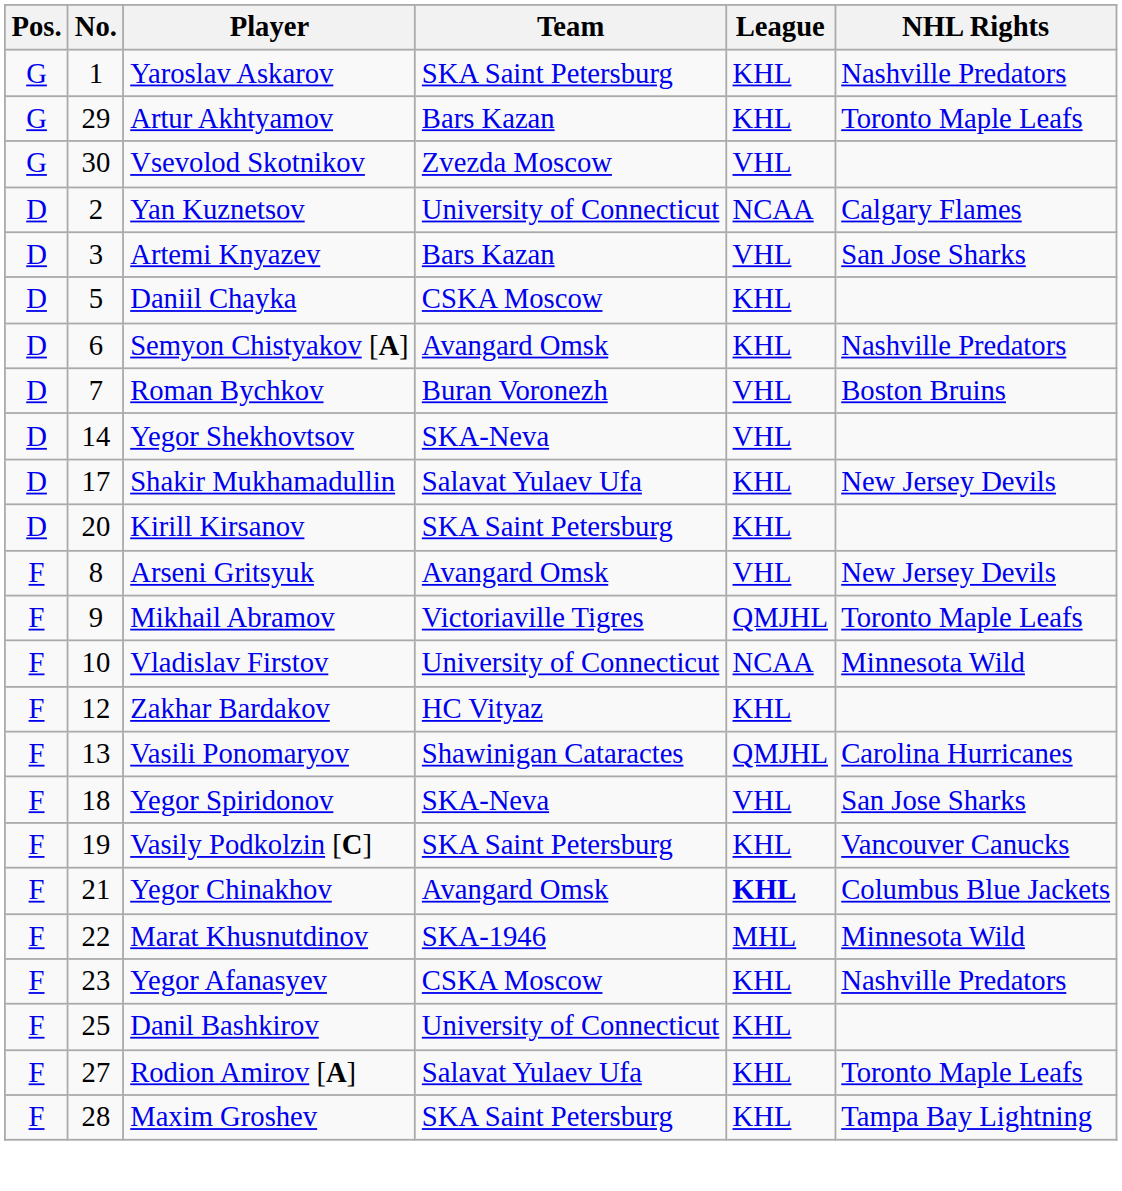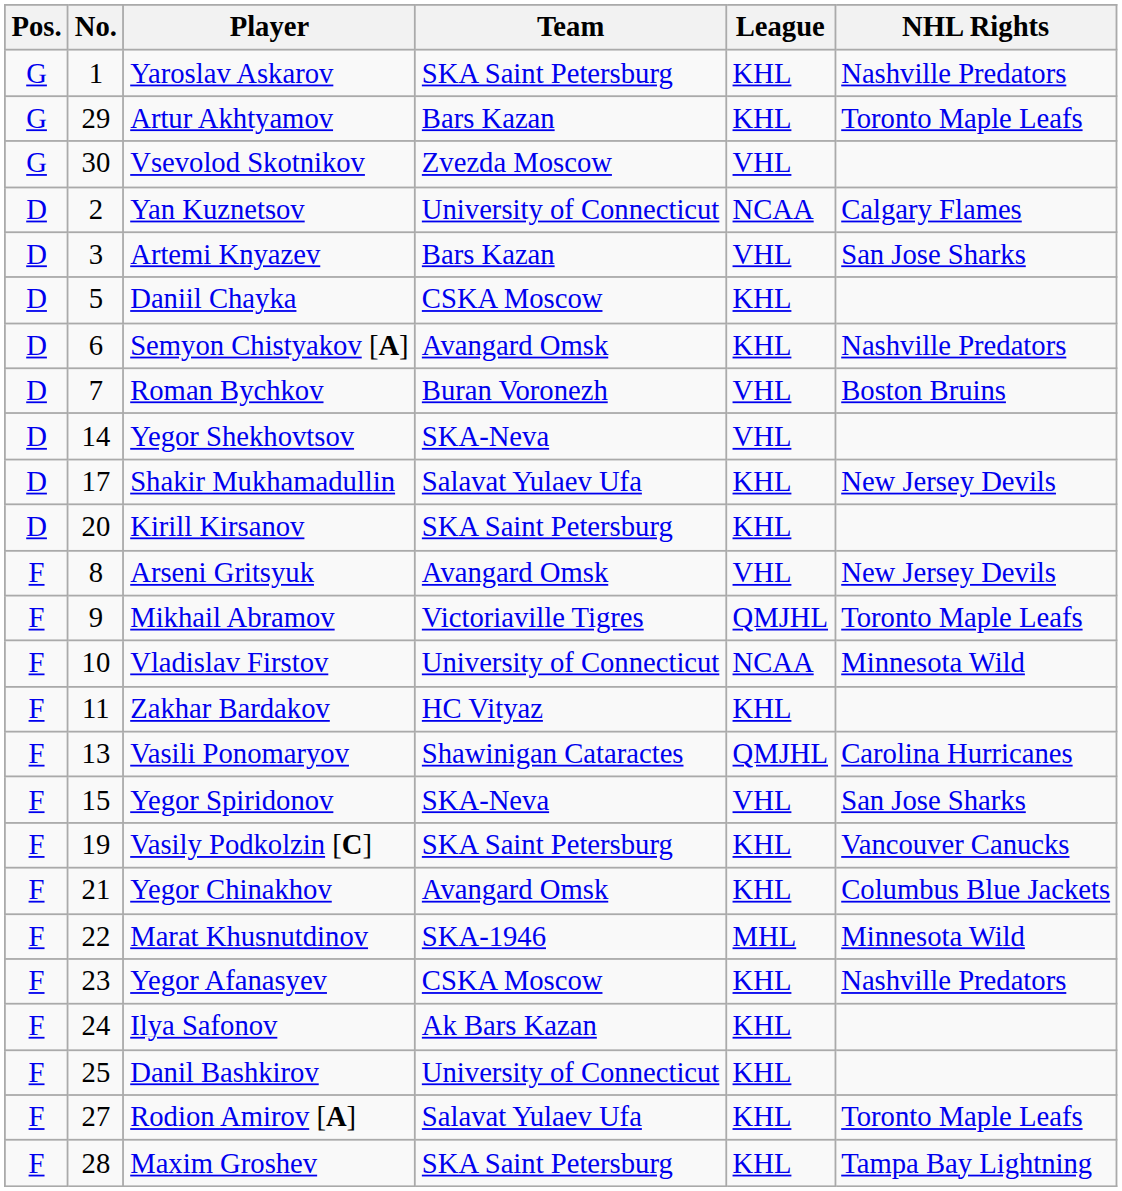(96, 708) 12 -> (96, 708) 11
(96, 799) 18 -> (96, 799) 15
(764, 890) bold -> (762, 890) normal
+ row: (204, 1026)
